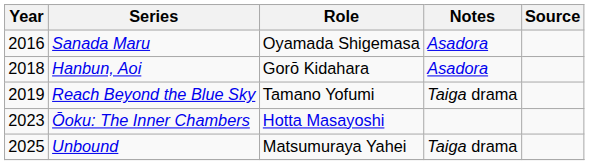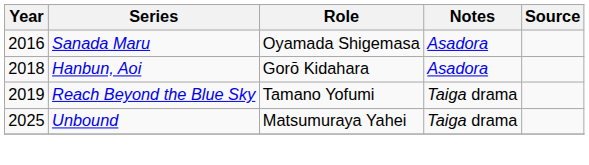- row: (151, 120)
